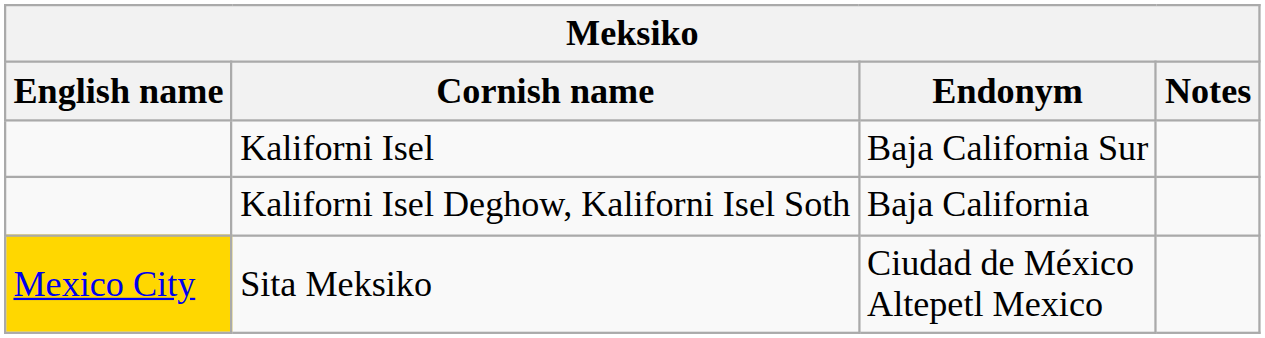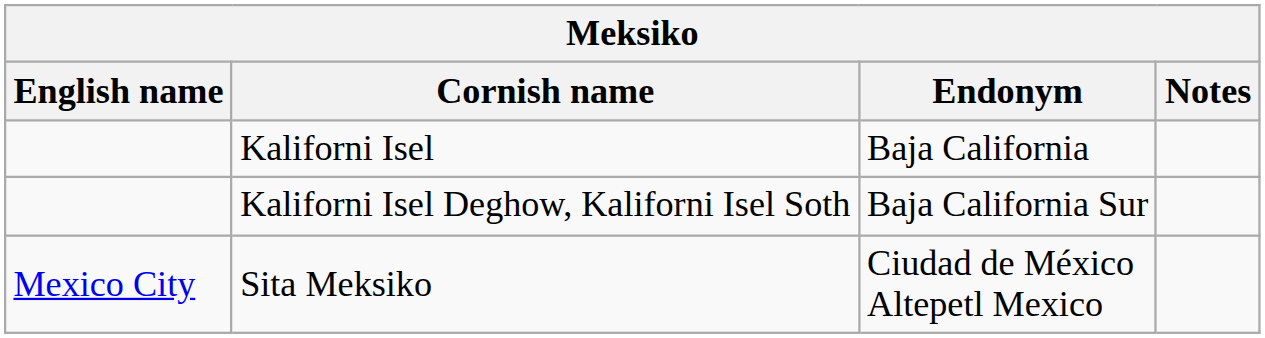(1008, 147) Baja California Sur -> (978, 147) Baja California
(978, 205) Baja California -> (1008, 205) Baja California Sur
(104, 282) gold background -> (104, 282) no background
